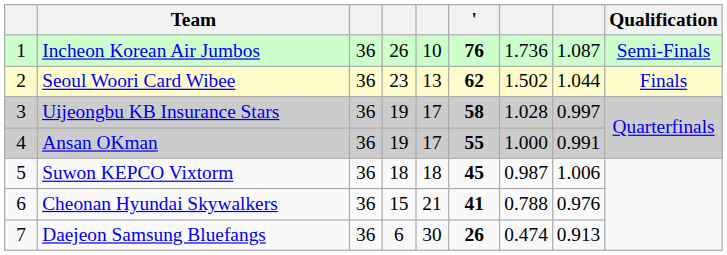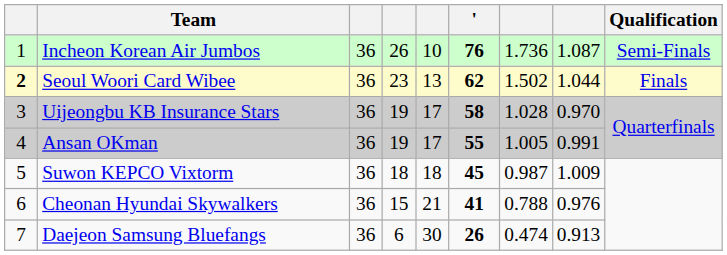(21, 81) normal -> (21, 81) bold
(579, 111) 0.997 -> (579, 111) 0.970
(526, 142) 1.000 -> (526, 142) 1.005
(579, 173) 1.006 -> (579, 173) 1.009
